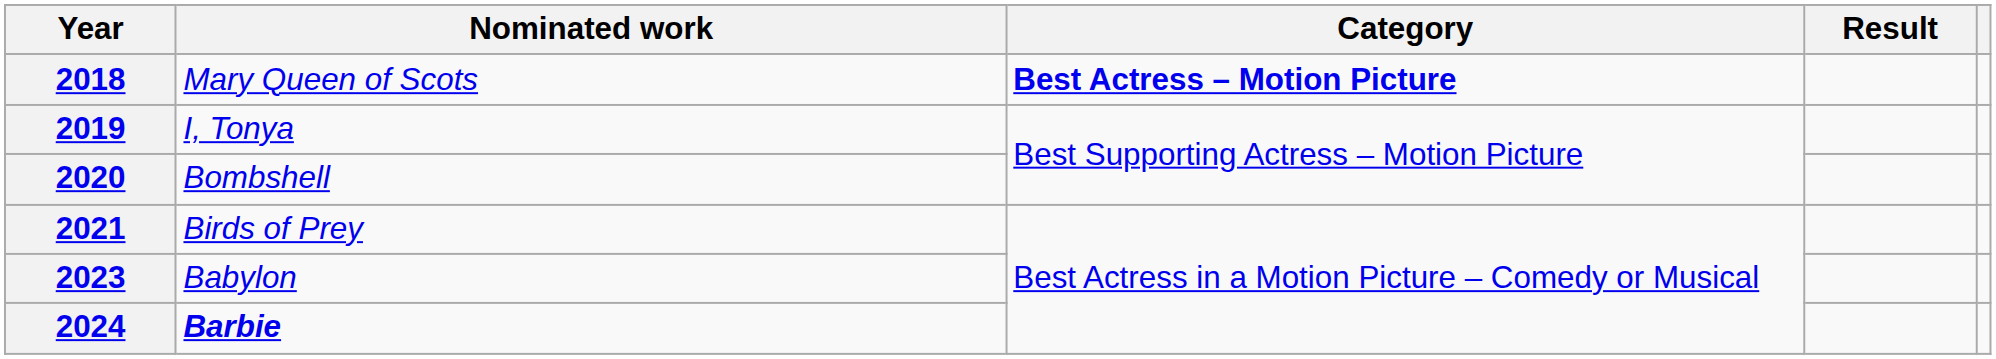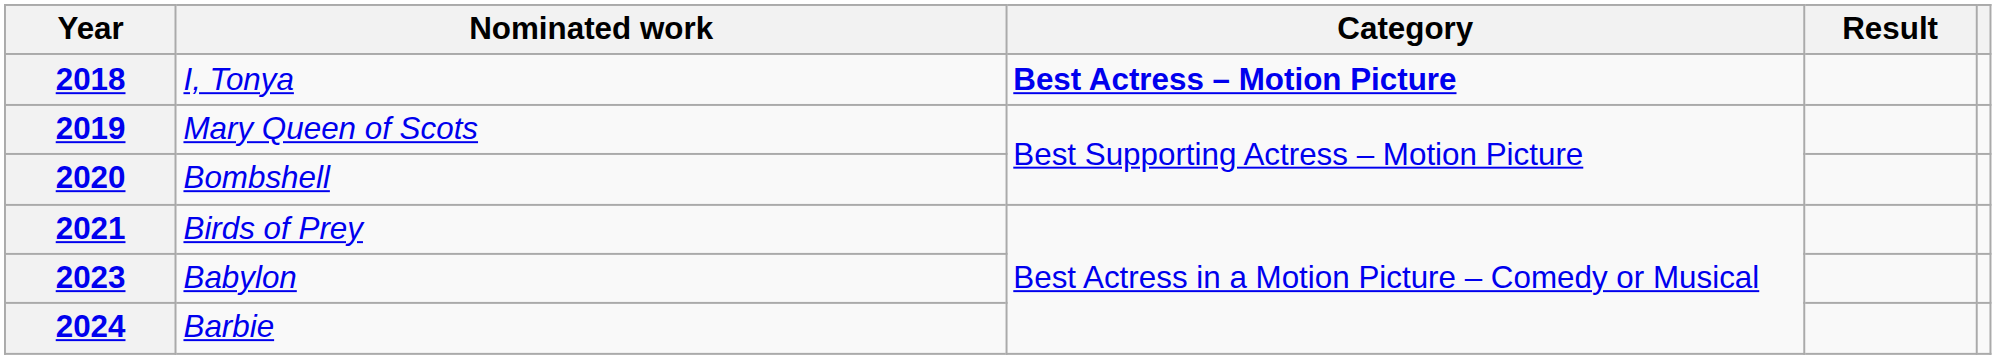(331, 79) Mary Queen of Scots -> (239, 79) I, Tonya
(239, 128) I, Tonya -> (331, 128) Mary Queen of Scots
(232, 327) bold -> (229, 327) normal
